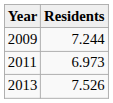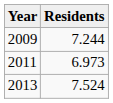(88, 86) 7.526 -> (88, 86) 7.524
